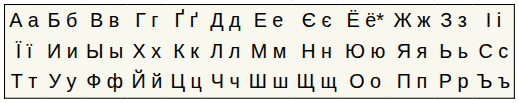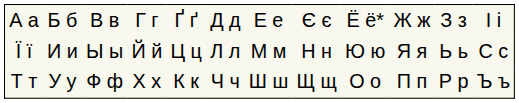(147, 51) Х х -> (147, 51) Й й
(186, 51) К к -> (186, 51) Ц ц
(147, 82) Й й -> (147, 82) Х х
(186, 82) Ц ц -> (186, 82) К к
